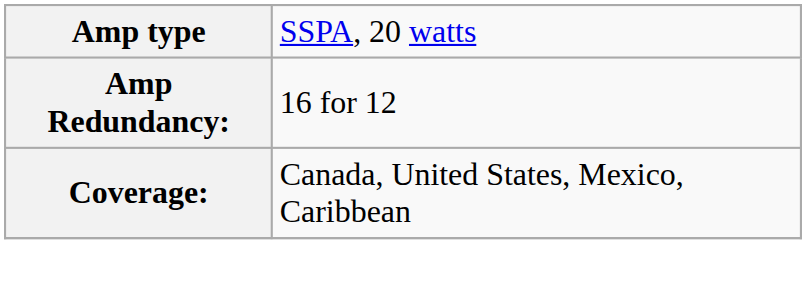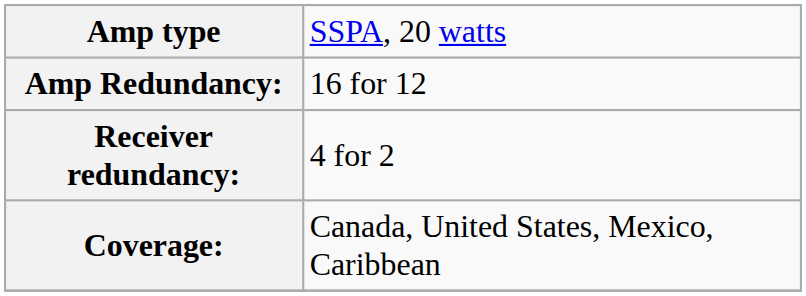+ row: (154, 155)
